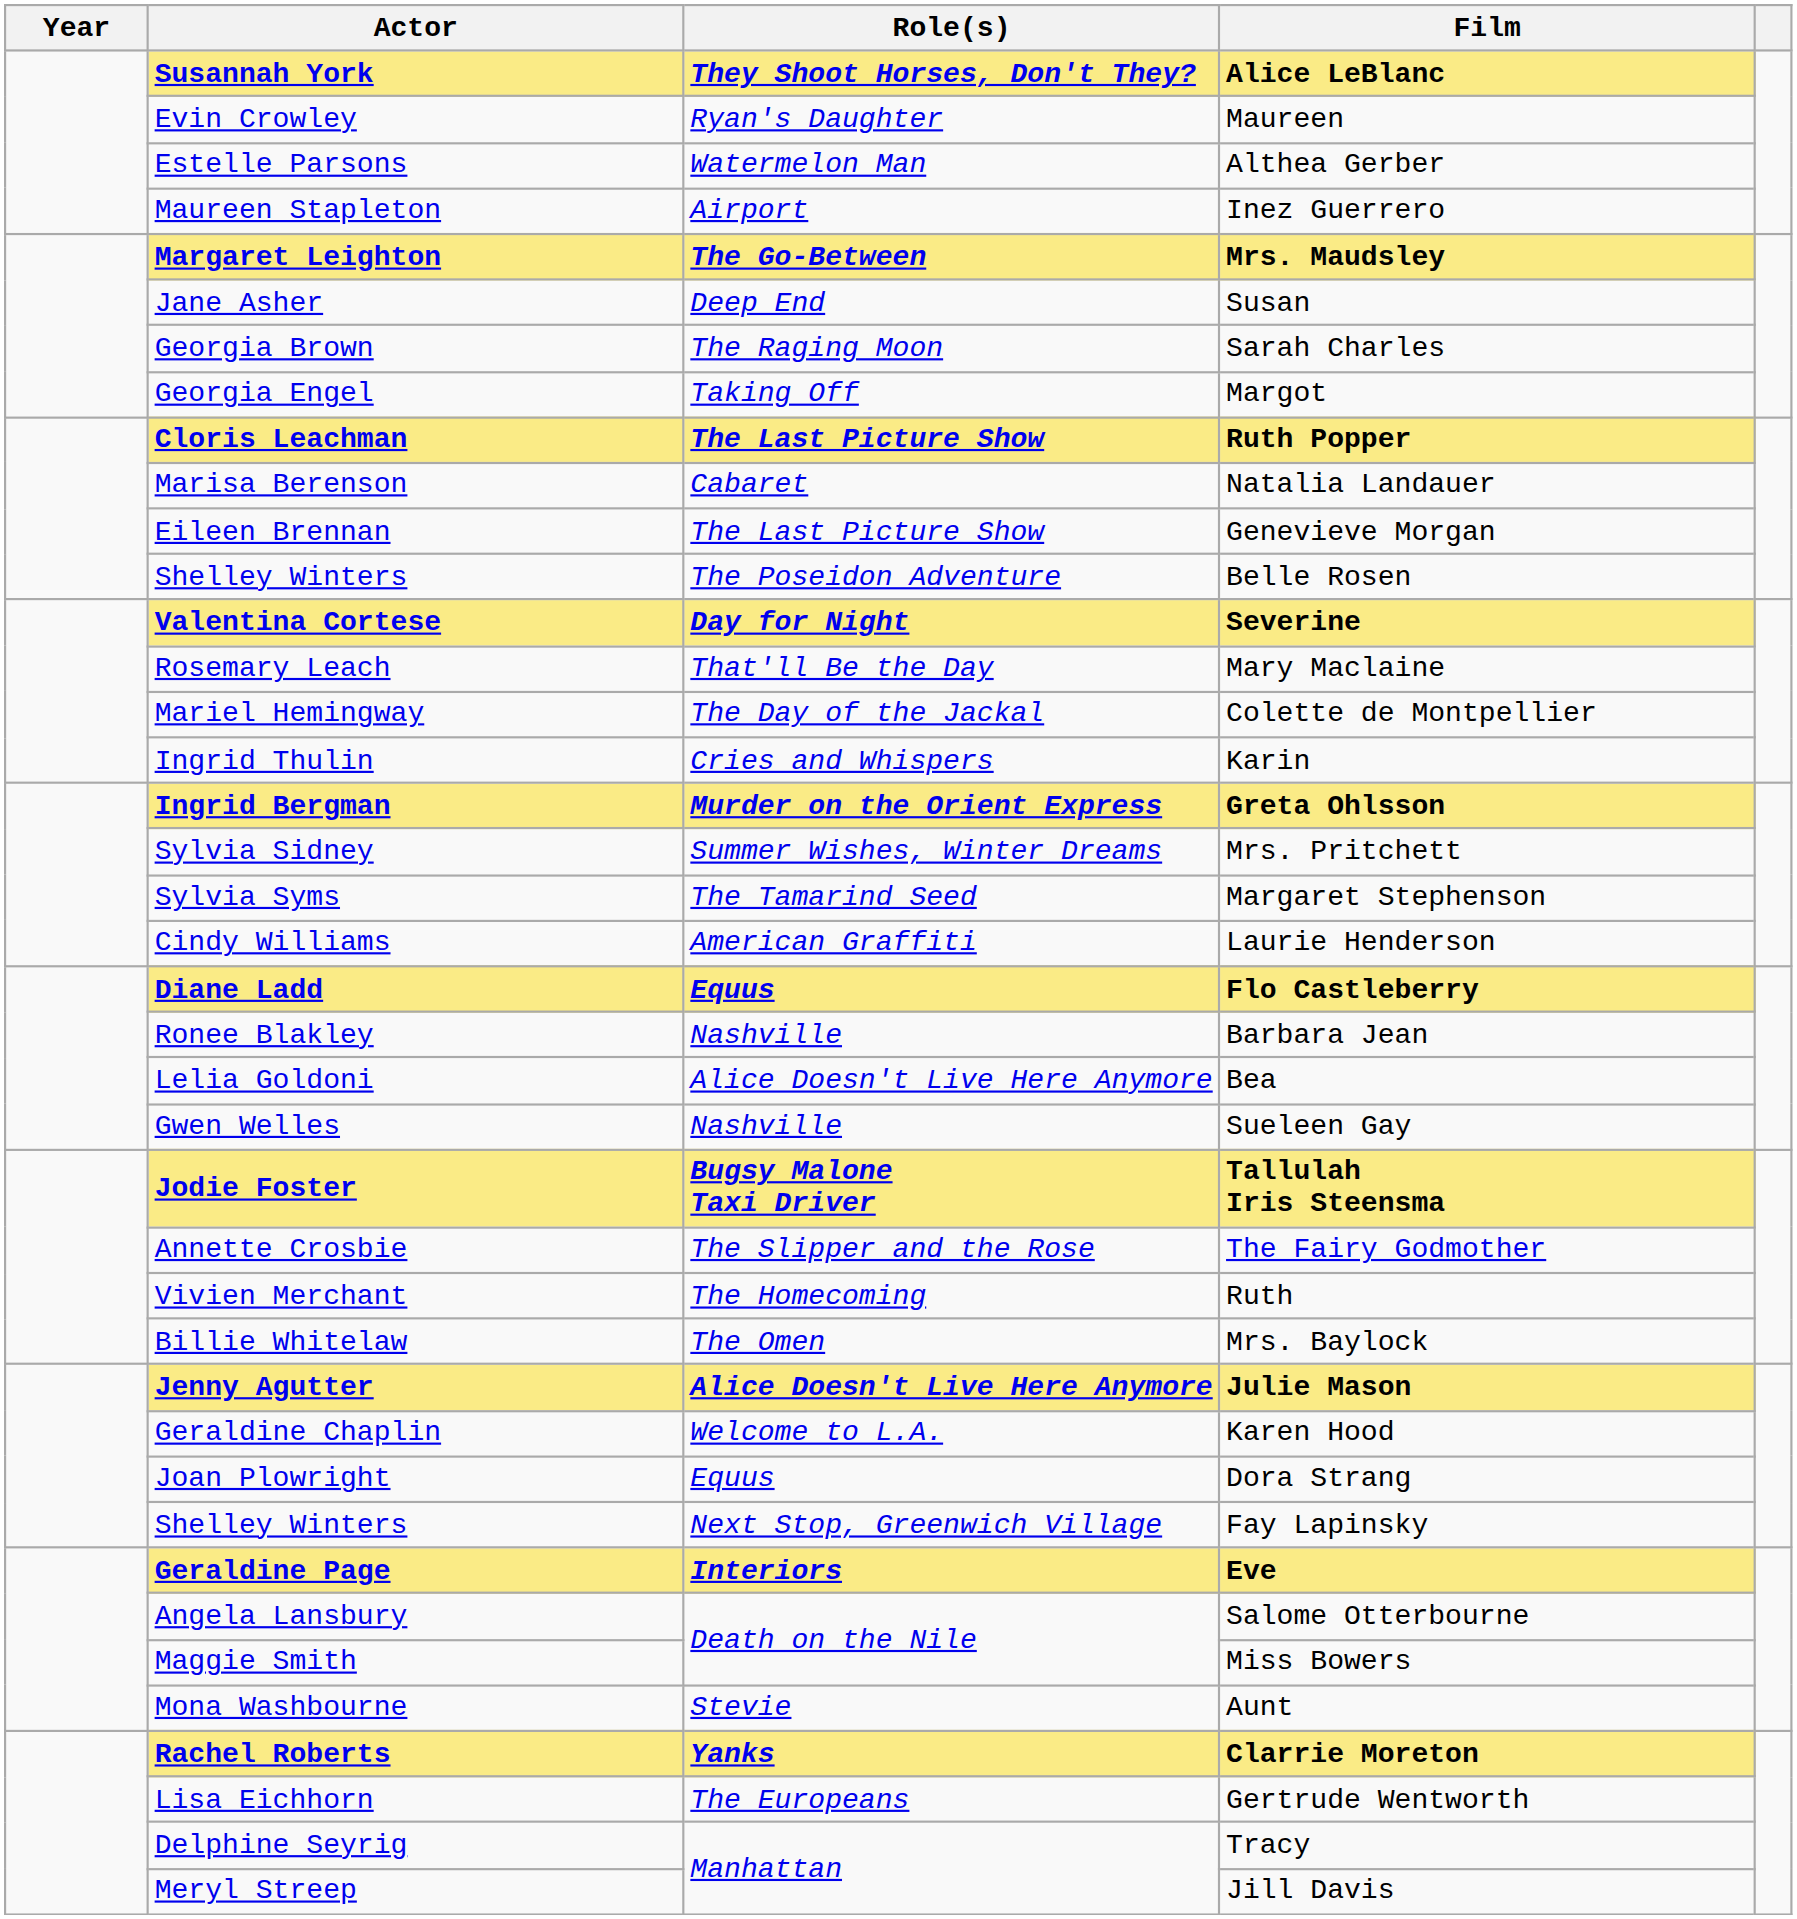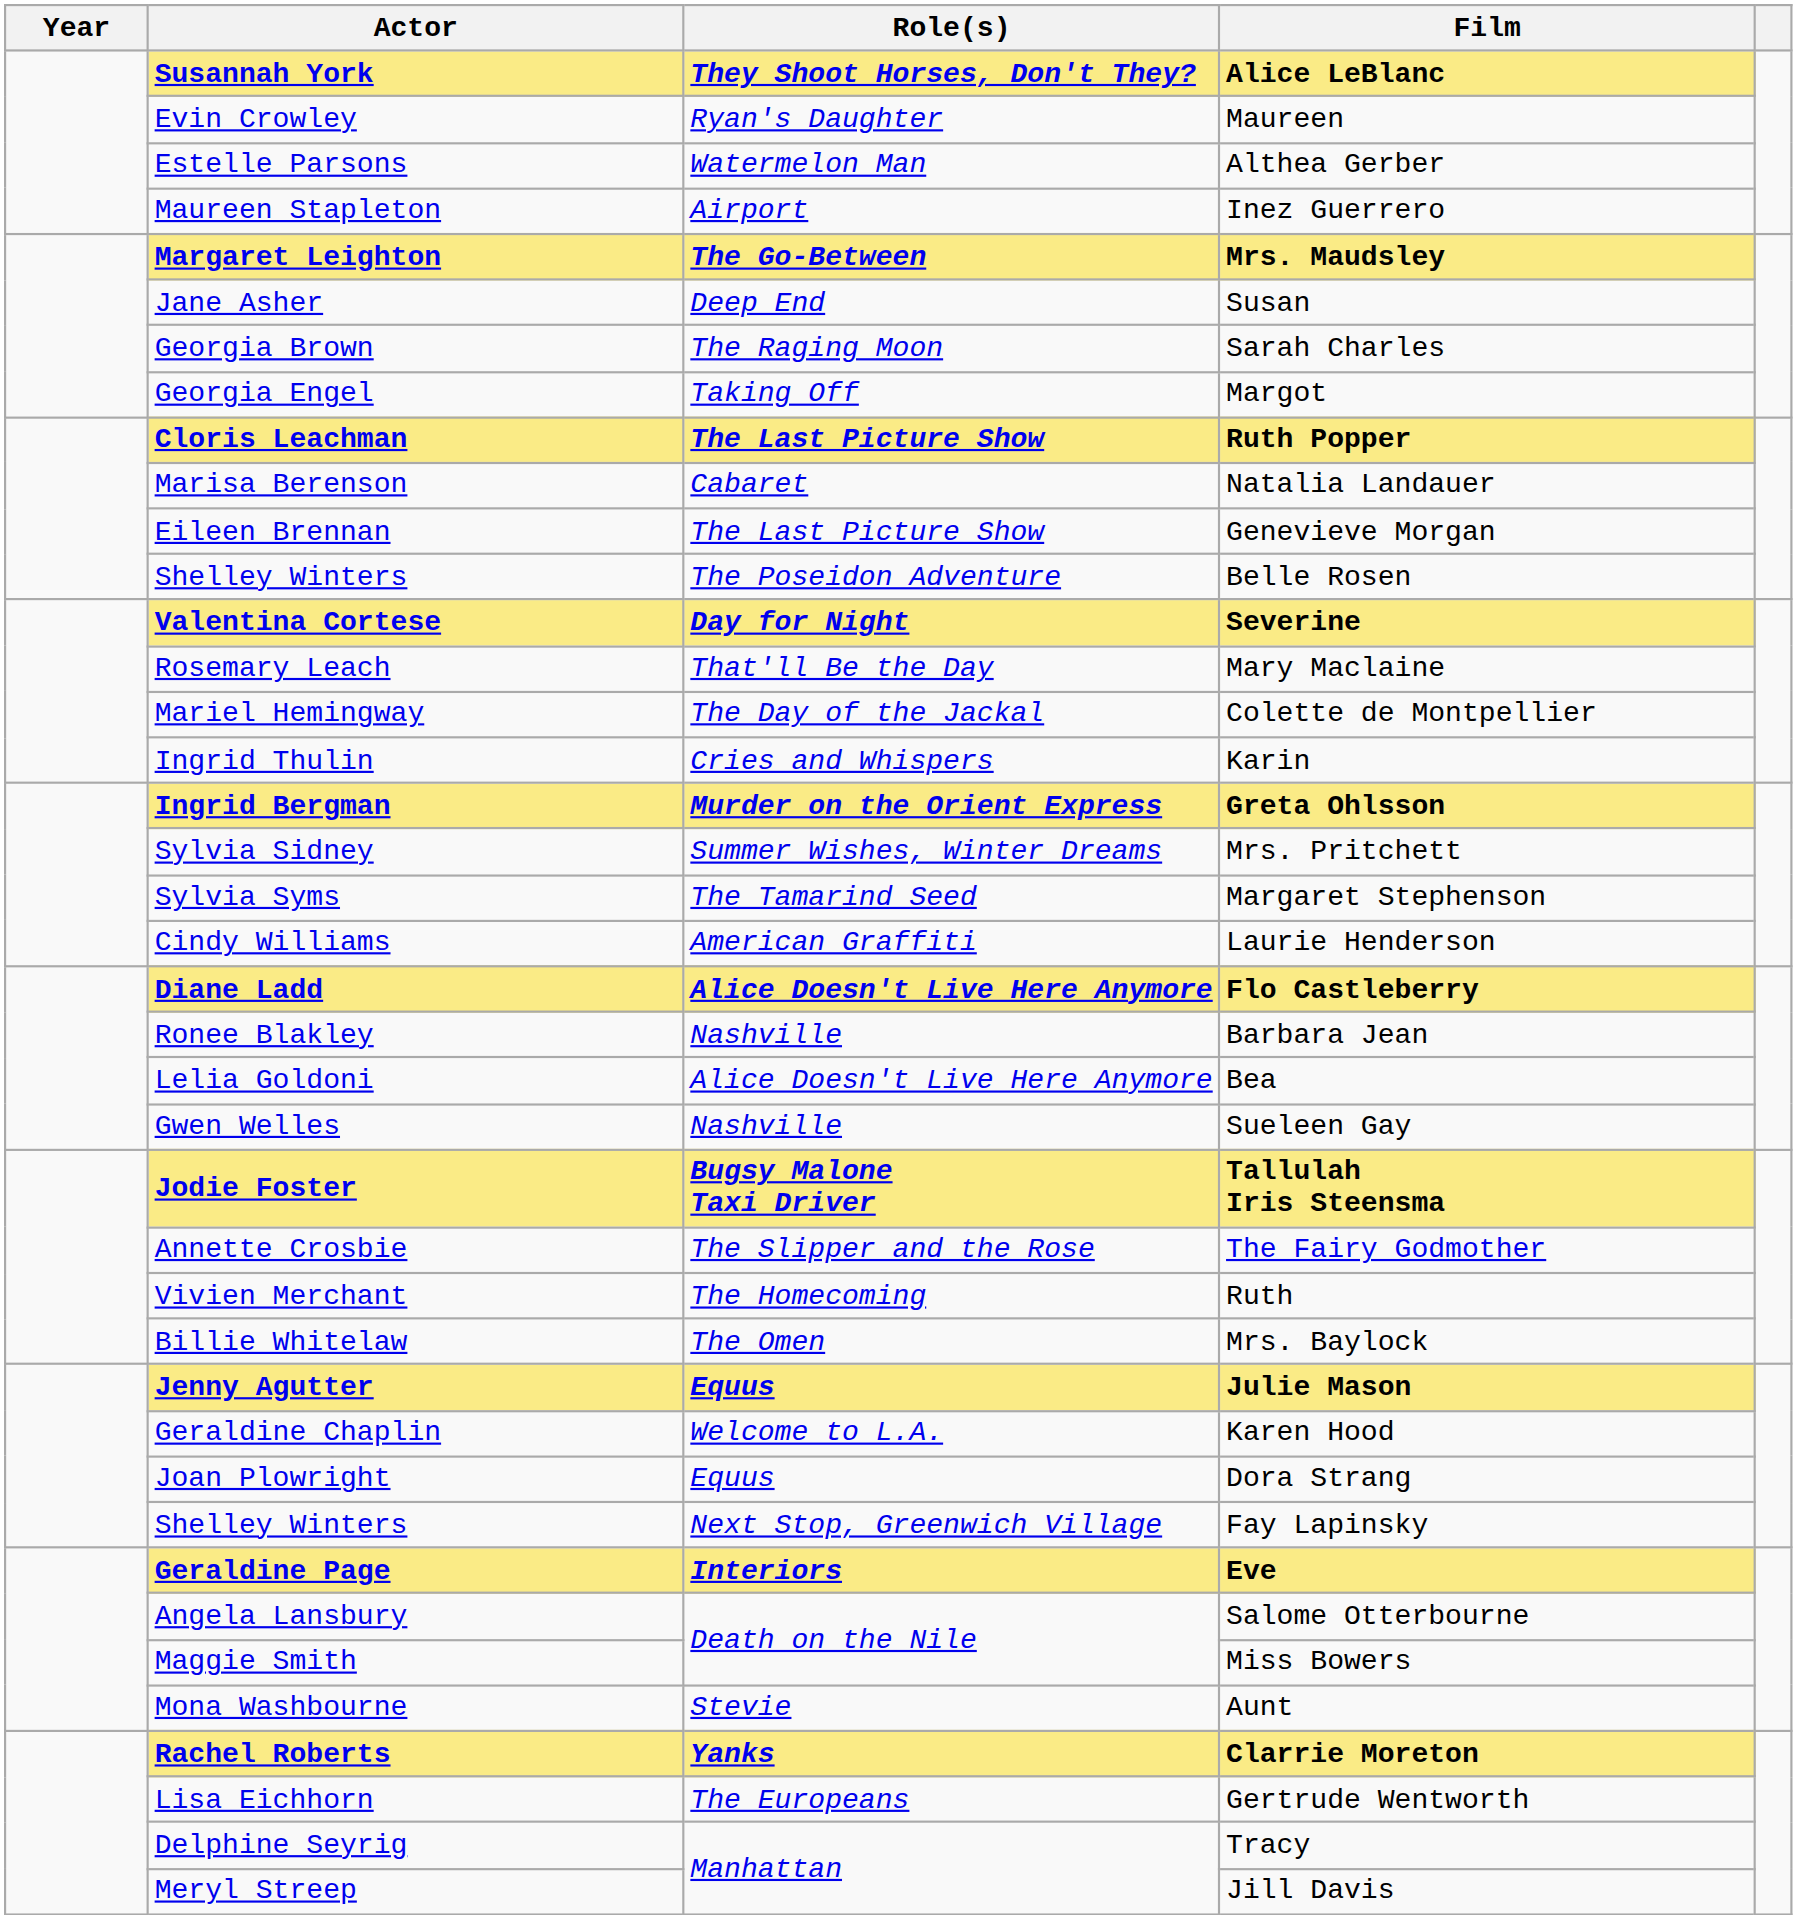(732, 989) Equus -> (952, 989) Alice Doesn't Live Here Anymore
(952, 1388) Alice Doesn't Live Here Anymore -> (732, 1388) Equus
